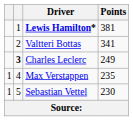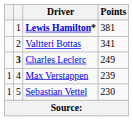(108, 75) 235 -> (108, 75) 239
